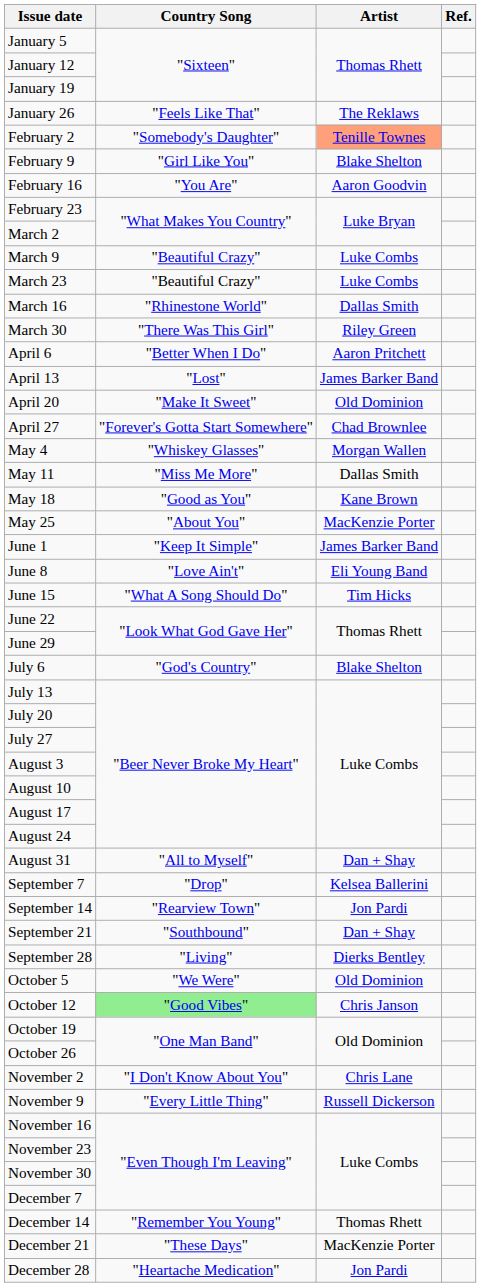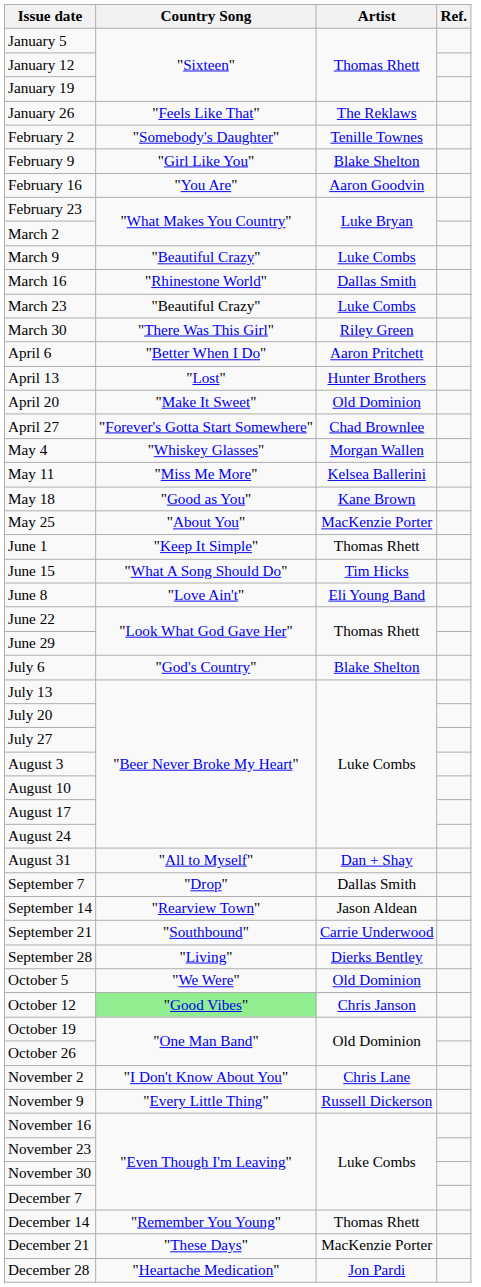(379, 137) lightsalmon background -> (377, 137) no background
rows swapped: (37, 305) <-> (37, 281)
(379, 378) James Barker Band -> (377, 378) Hunter Brothers
(379, 474) Dallas Smith -> (377, 474) Kelsea Ballerini
(379, 546) James Barker Band -> (377, 546) Thomas Rhett
rows swapped: (28, 570) <-> (31, 595)
(379, 884) Kelsea Ballerini -> (377, 884) Dallas Smith
(379, 908) Jon Pardi -> (377, 908) Jason Aldean
(379, 932) Dan + Shay -> (377, 932) Carrie Underwood
